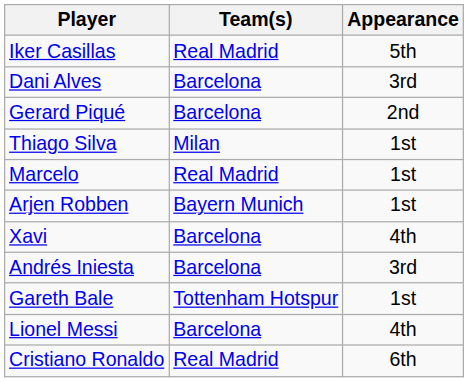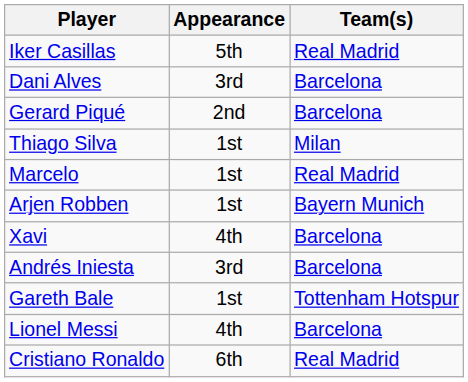columns swapped: (256, 19) <-> (403, 19)
